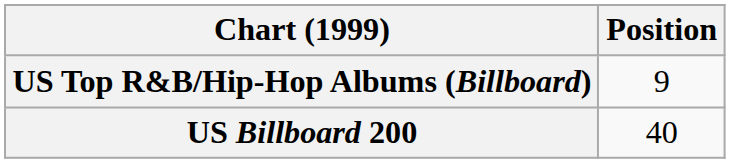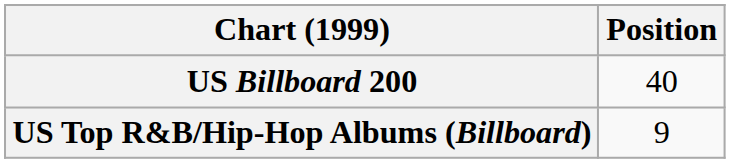rows swapped: (302, 132) <-> (302, 81)
